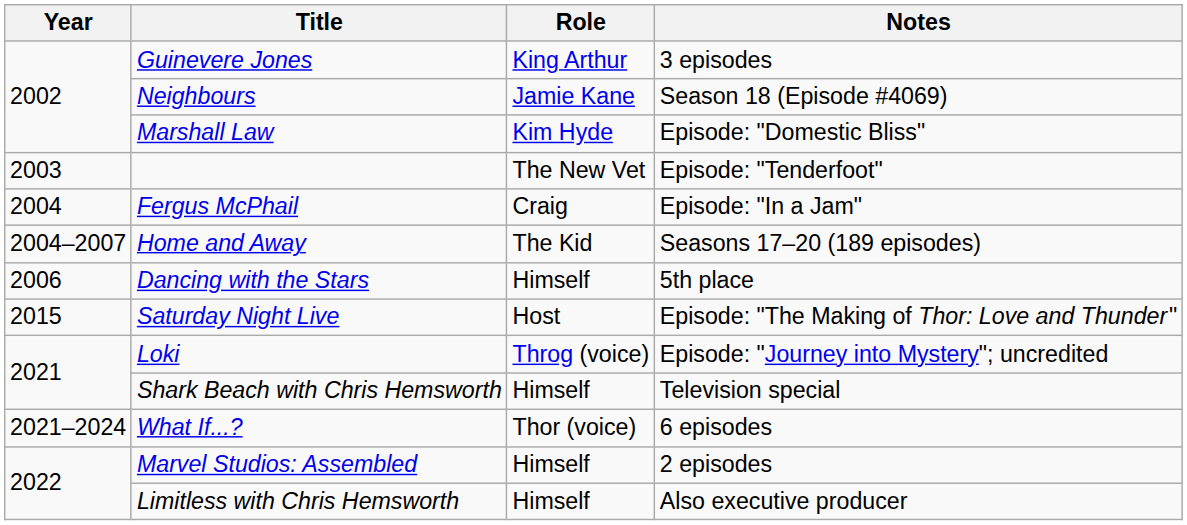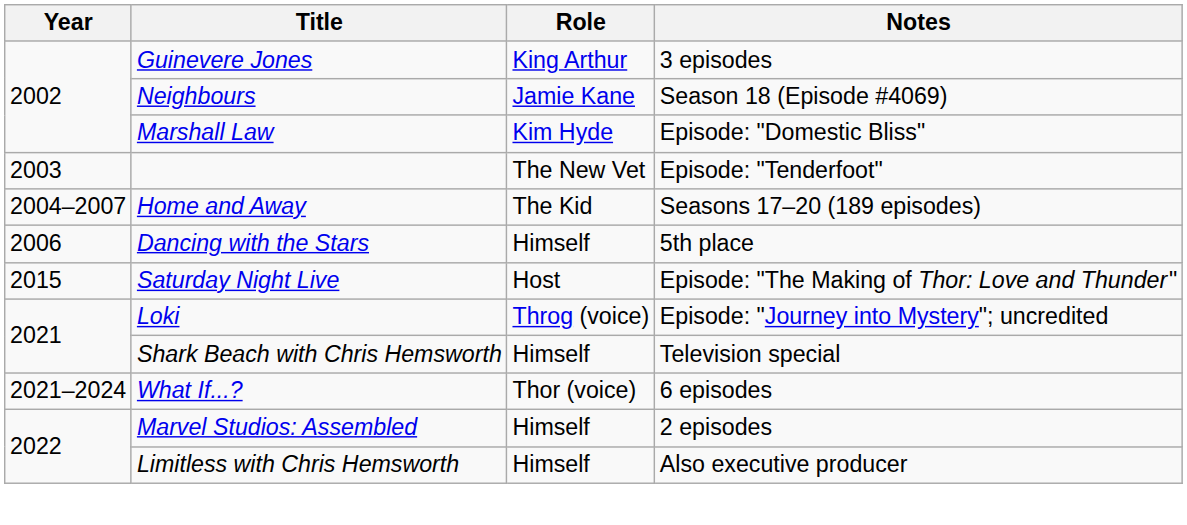- row: (217, 206)
